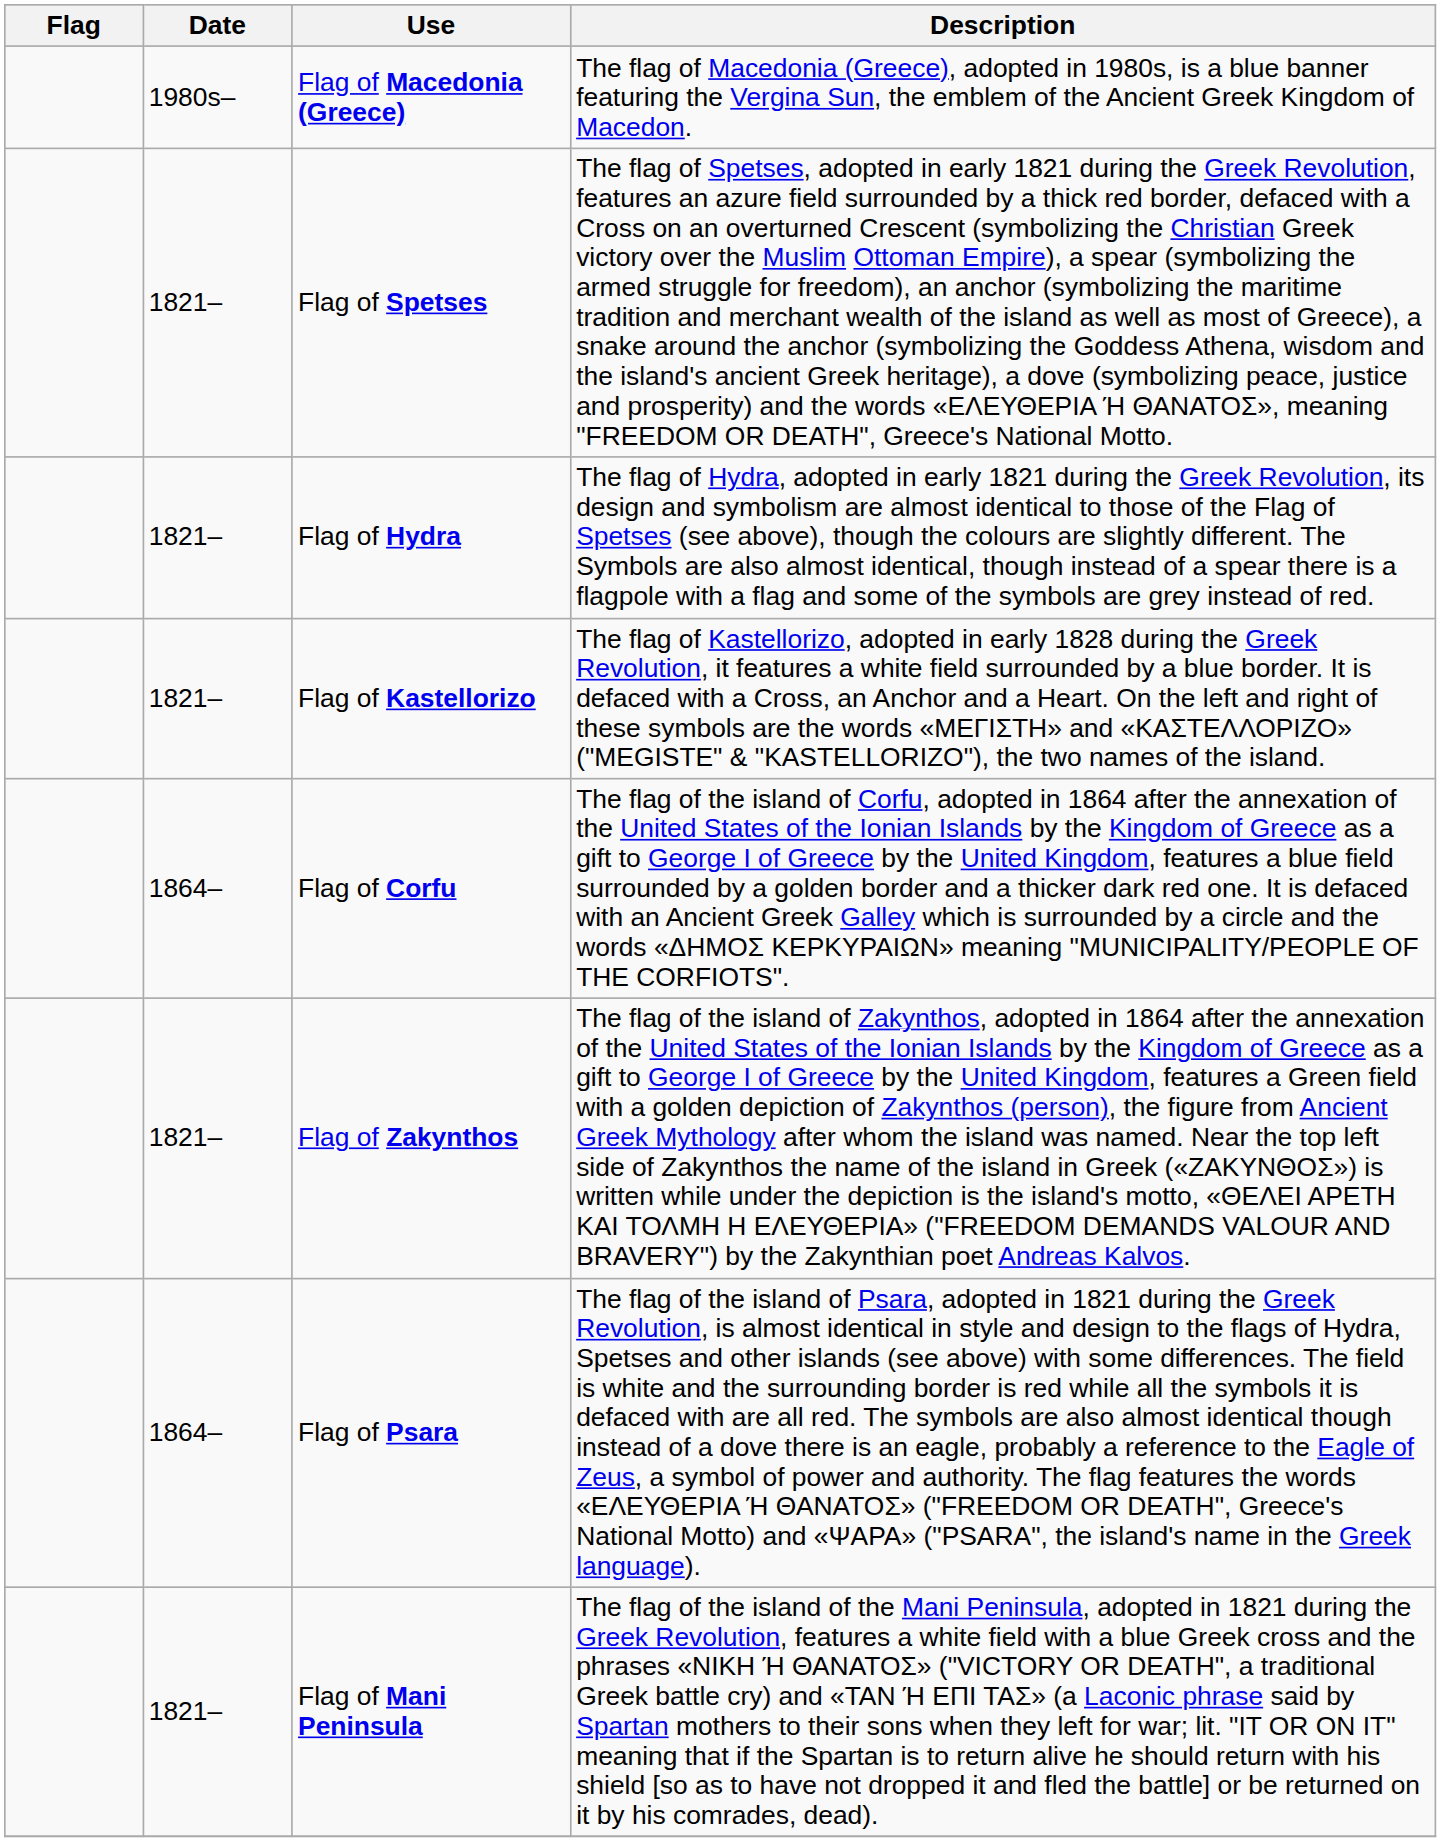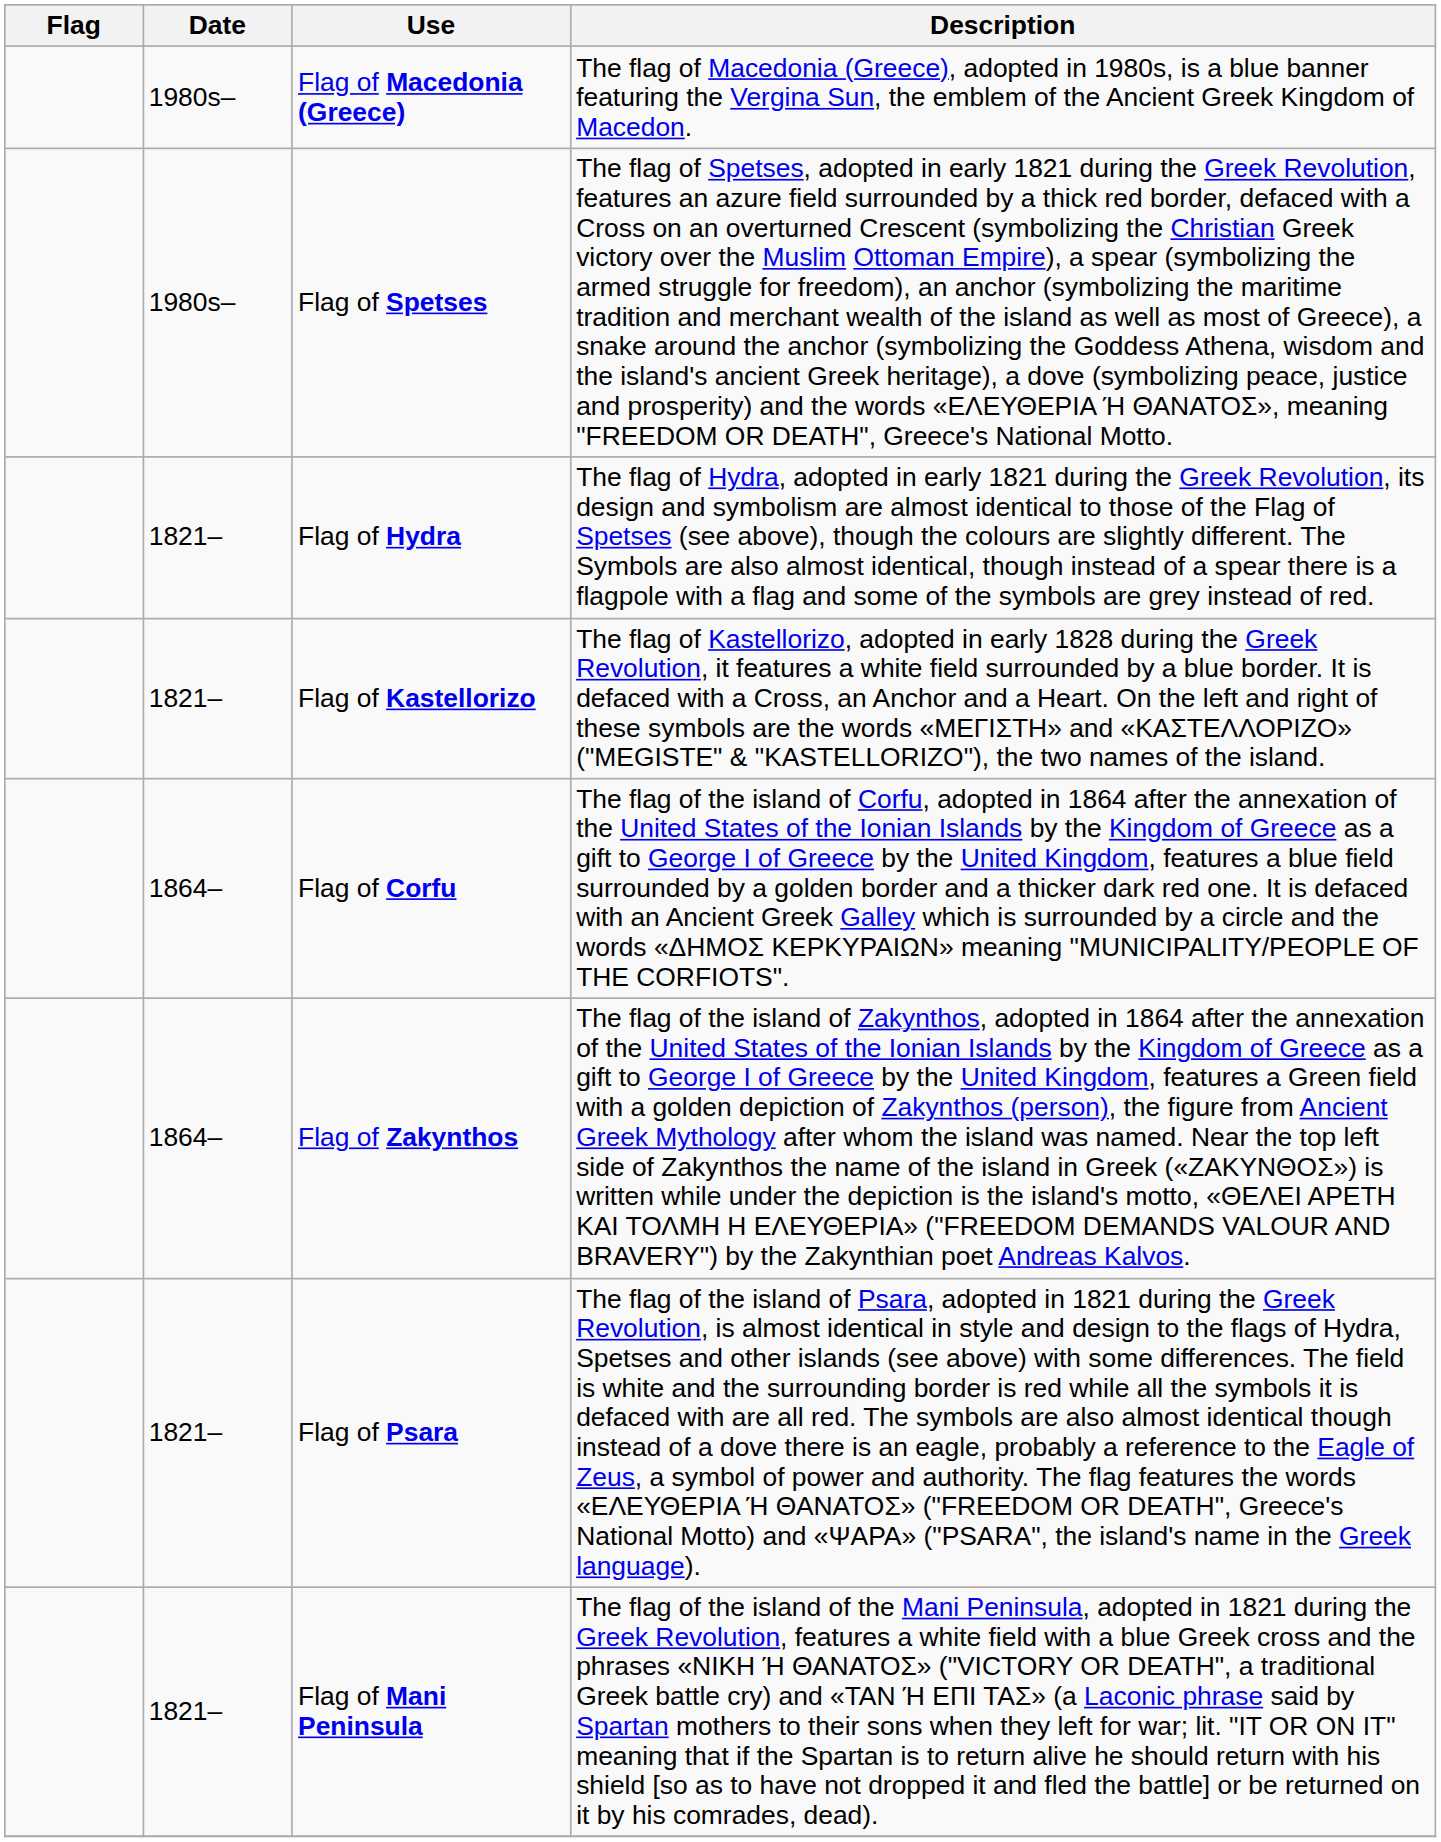(185, 302) 1821– -> (192, 302) 1980s–
(185, 1137) 1821– -> (185, 1137) 1864–
(185, 1432) 1864– -> (185, 1432) 1821–
